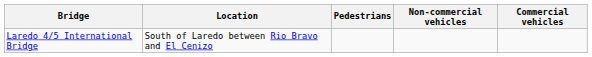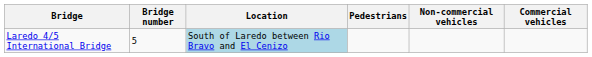+ column: (158, 16)
(231, 41) no background -> (259, 41) lightblue background
